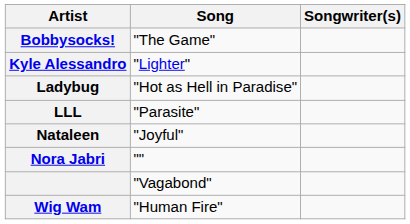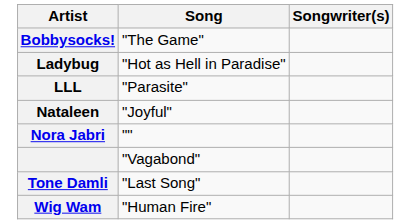- row: (68, 64)
+ row: (68, 183)
